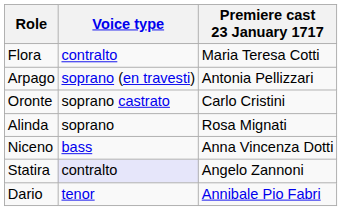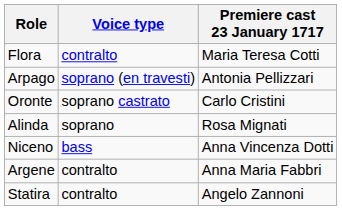+ row: (31, 170)
(89, 170) lavender background -> (89, 194) no background
- row: (25, 194)
